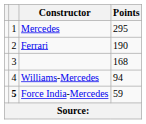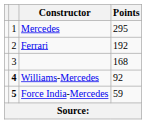(121, 45) 190 -> (121, 45) 192
(14, 77) normal -> (14, 77) bold
(118, 77) 94 -> (118, 77) 92
